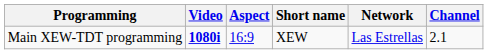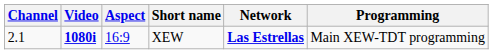columns swapped: (455, 15) <-> (95, 15)
(387, 37) normal -> (266, 37) bold
